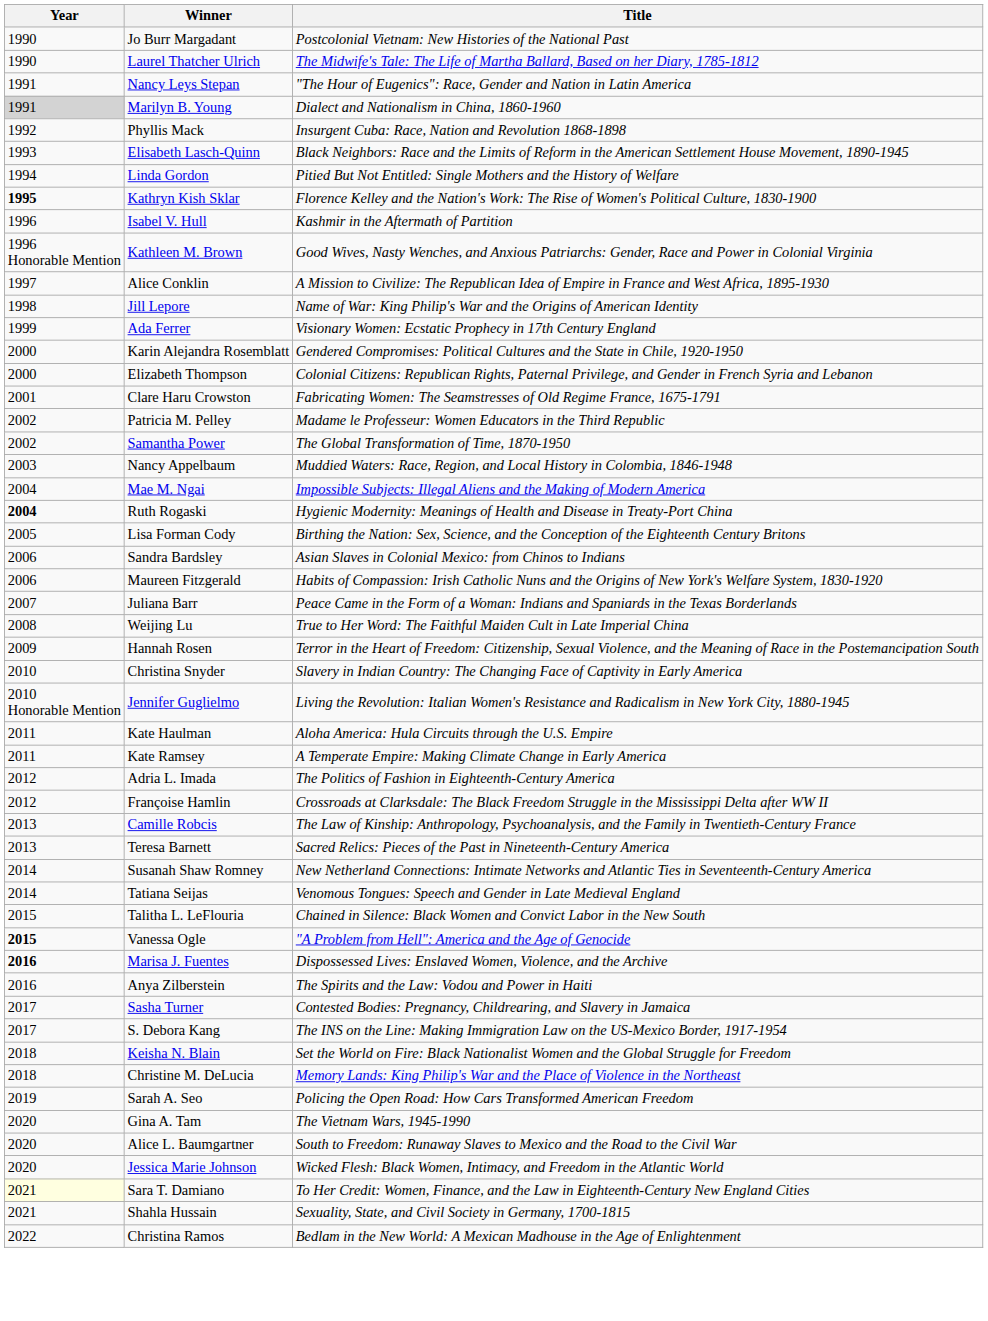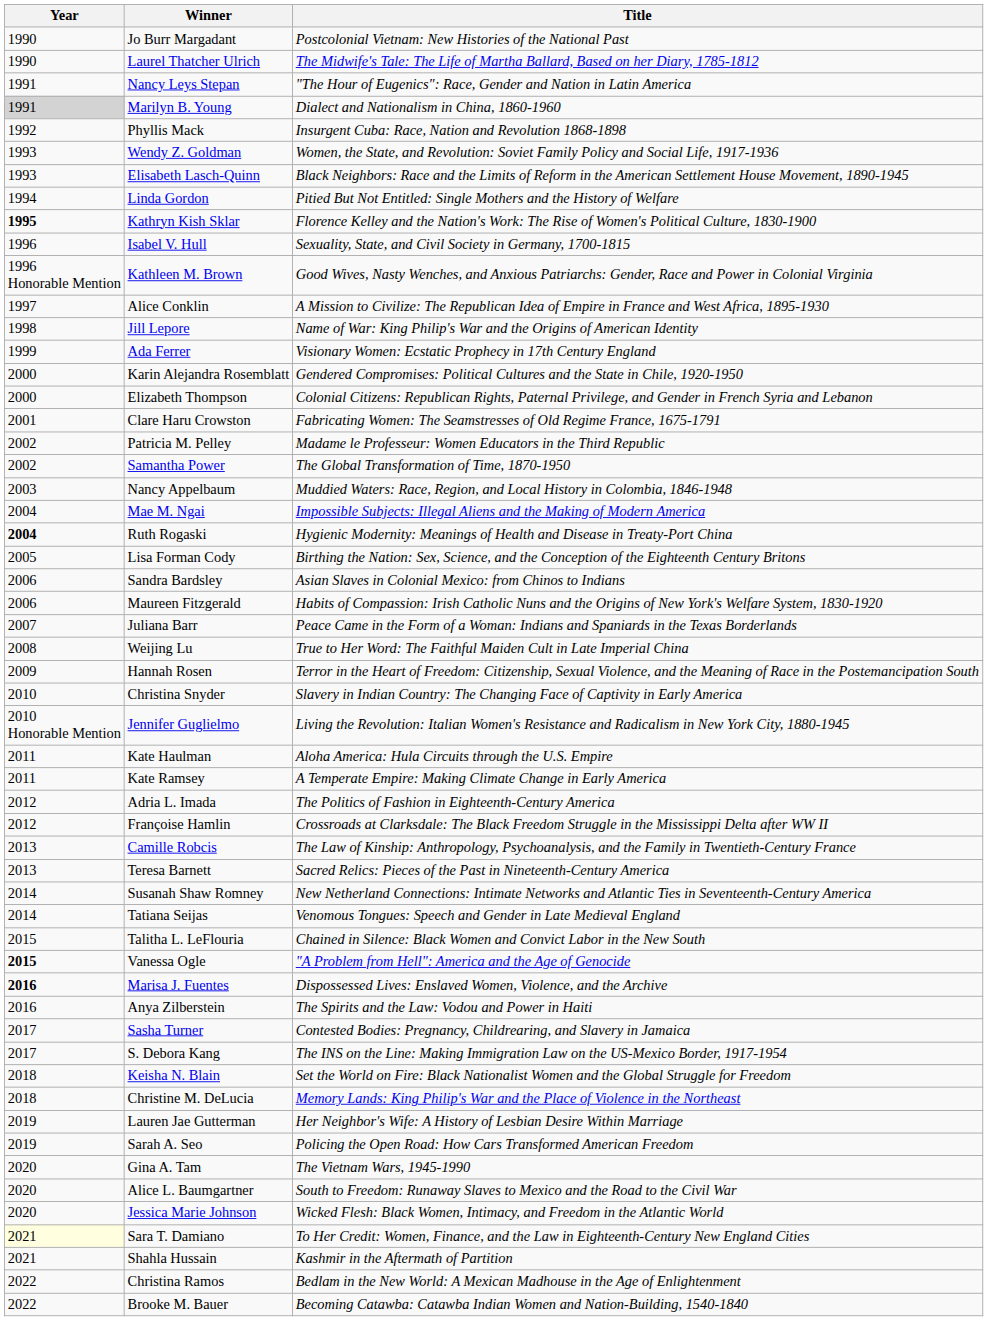+ row: (184, 152)
(404, 221) Kashmir in the Aftermath of Partition -> (463, 244) Sexuality, State, and Civil Society in Germany, 1700-1815
+ row: (192, 1121)
(463, 1213) Sexuality, State, and Civil Society in Germany, 1700-1815 -> (404, 1258) Kashmir in the Aftermath of Partition
+ row: (178, 1304)
